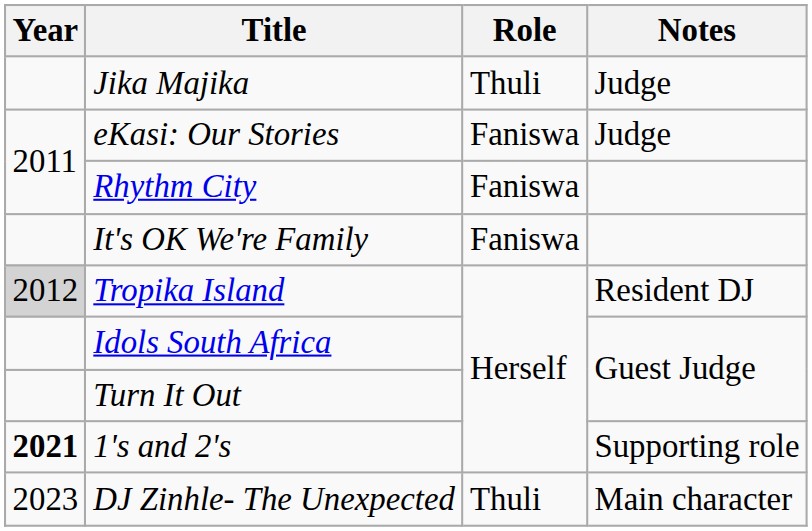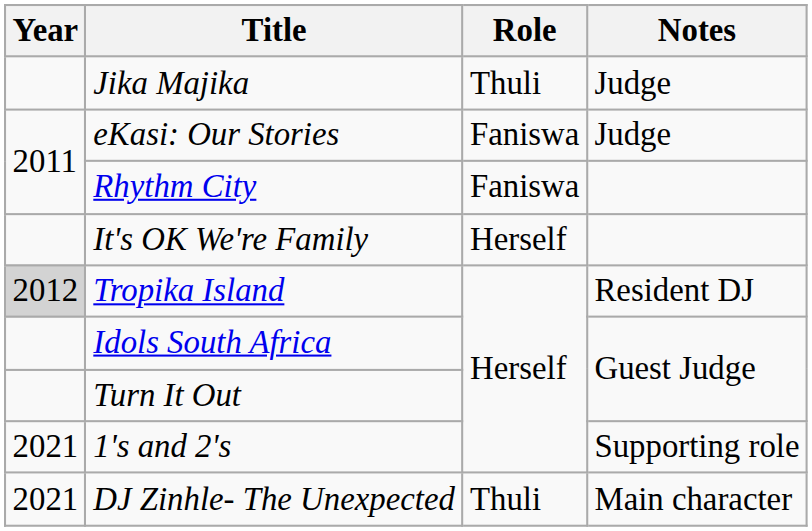(525, 238) Faniswa -> (518, 238) Herself
(45, 446) bold -> (45, 446) normal
(45, 498) 2023 -> (45, 498) 2021
